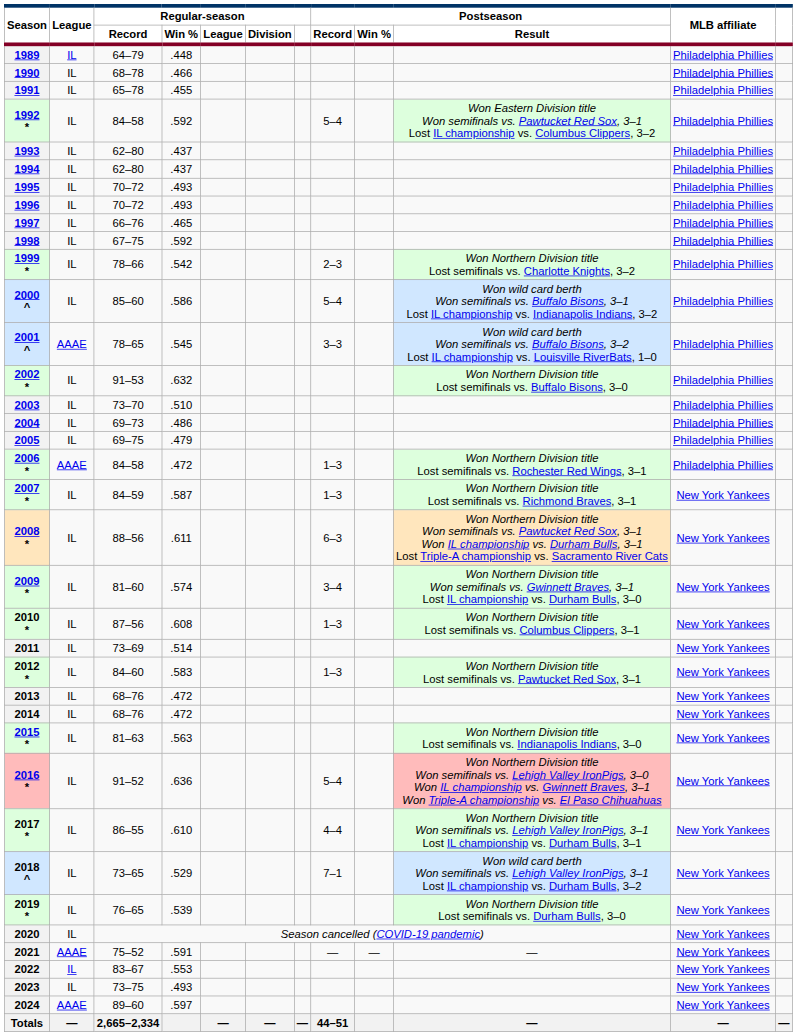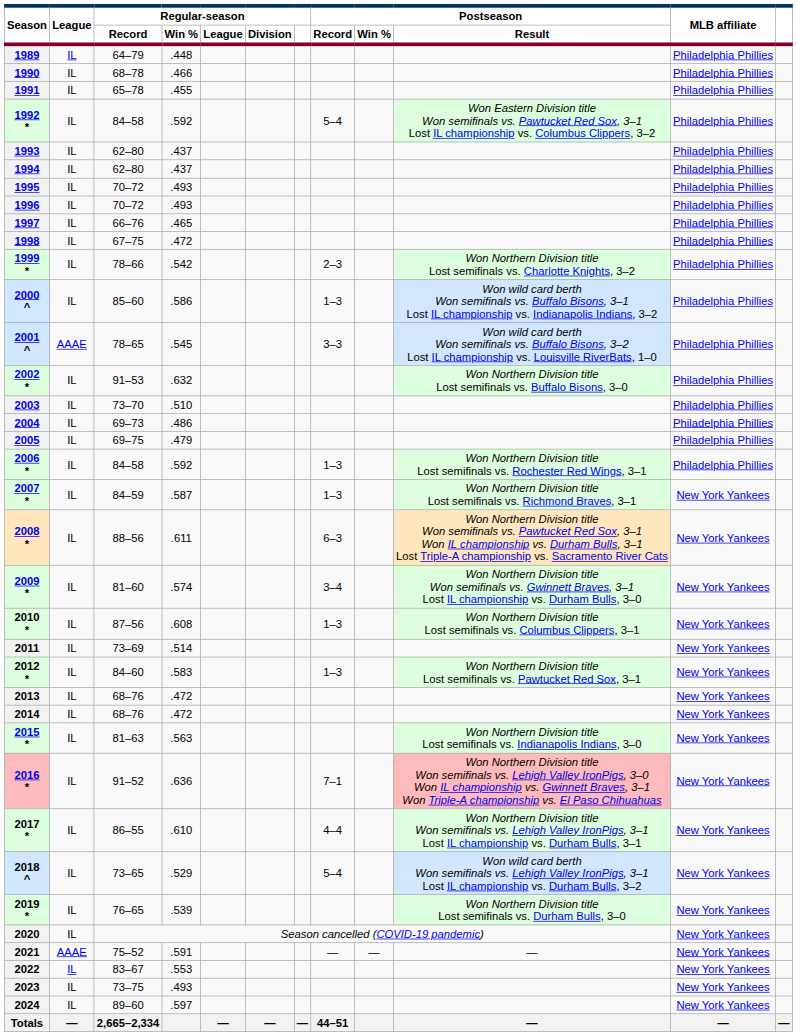(181, 240) .592 -> (181, 240) .472
(333, 301) 5–4 -> (333, 301) 1–3
(72, 465) AAAE -> (72, 465) IL
(181, 465) .472 -> (181, 465) .592
(333, 781) 5–4 -> (333, 781) 7–1
(333, 873) 7–1 -> (333, 873) 5–4
(72, 1005) AAAE -> (72, 1005) IL
